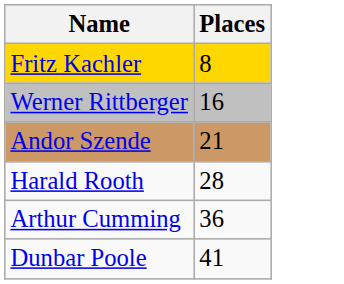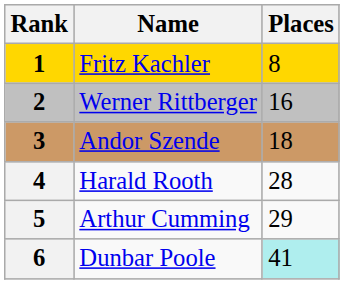+ column: (39, 24)
(212, 141) 21 -> (281, 141) 18
(212, 219) 36 -> (281, 219) 29
(212, 258) no background -> (281, 258) paleturquoise background
